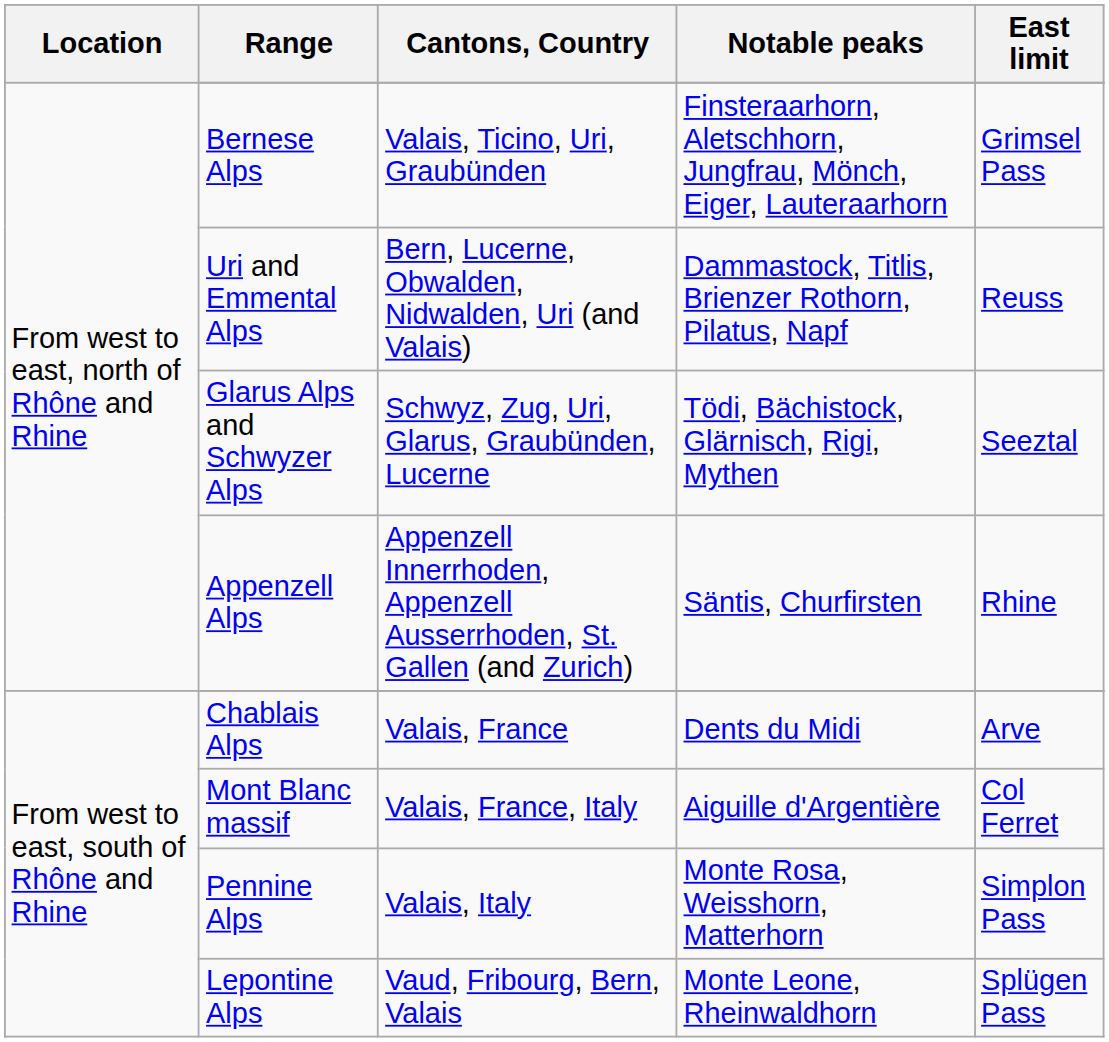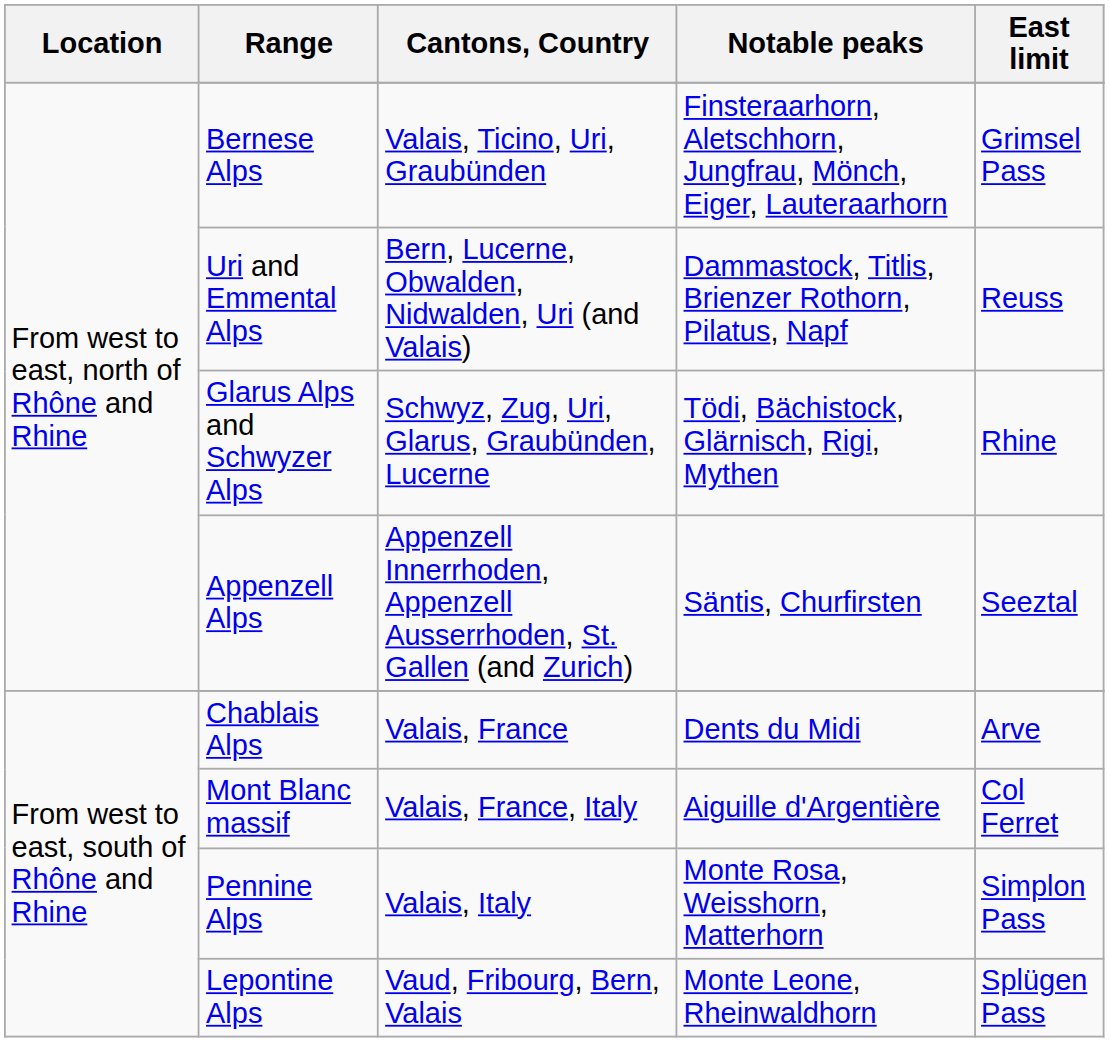(1029, 442) Seeztal -> (1019, 442) Rhine
(1019, 602) Rhine -> (1029, 602) Seeztal
